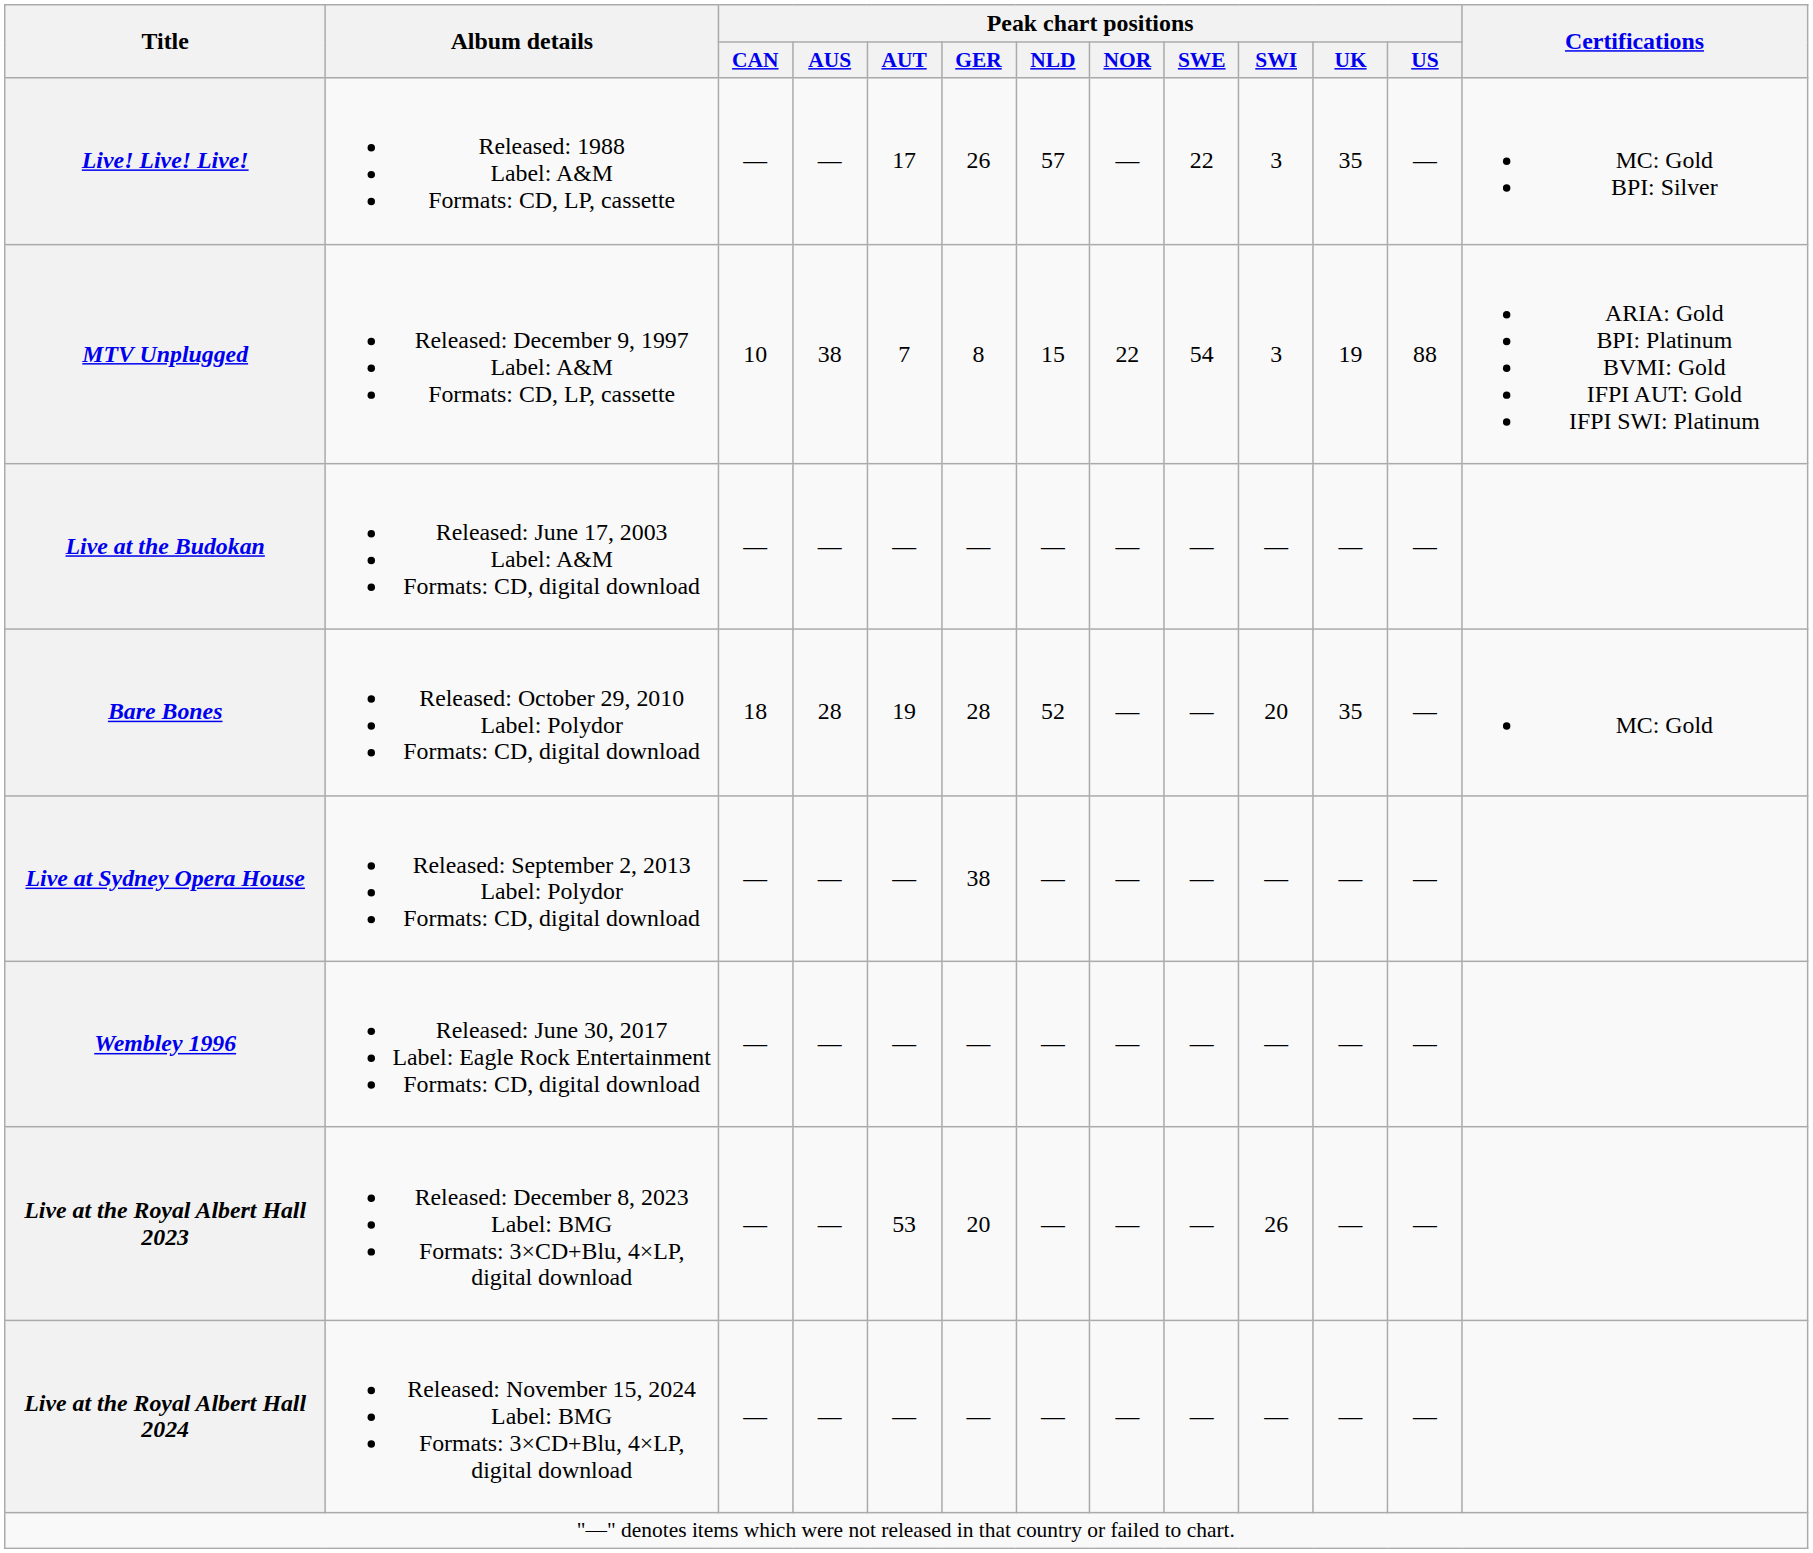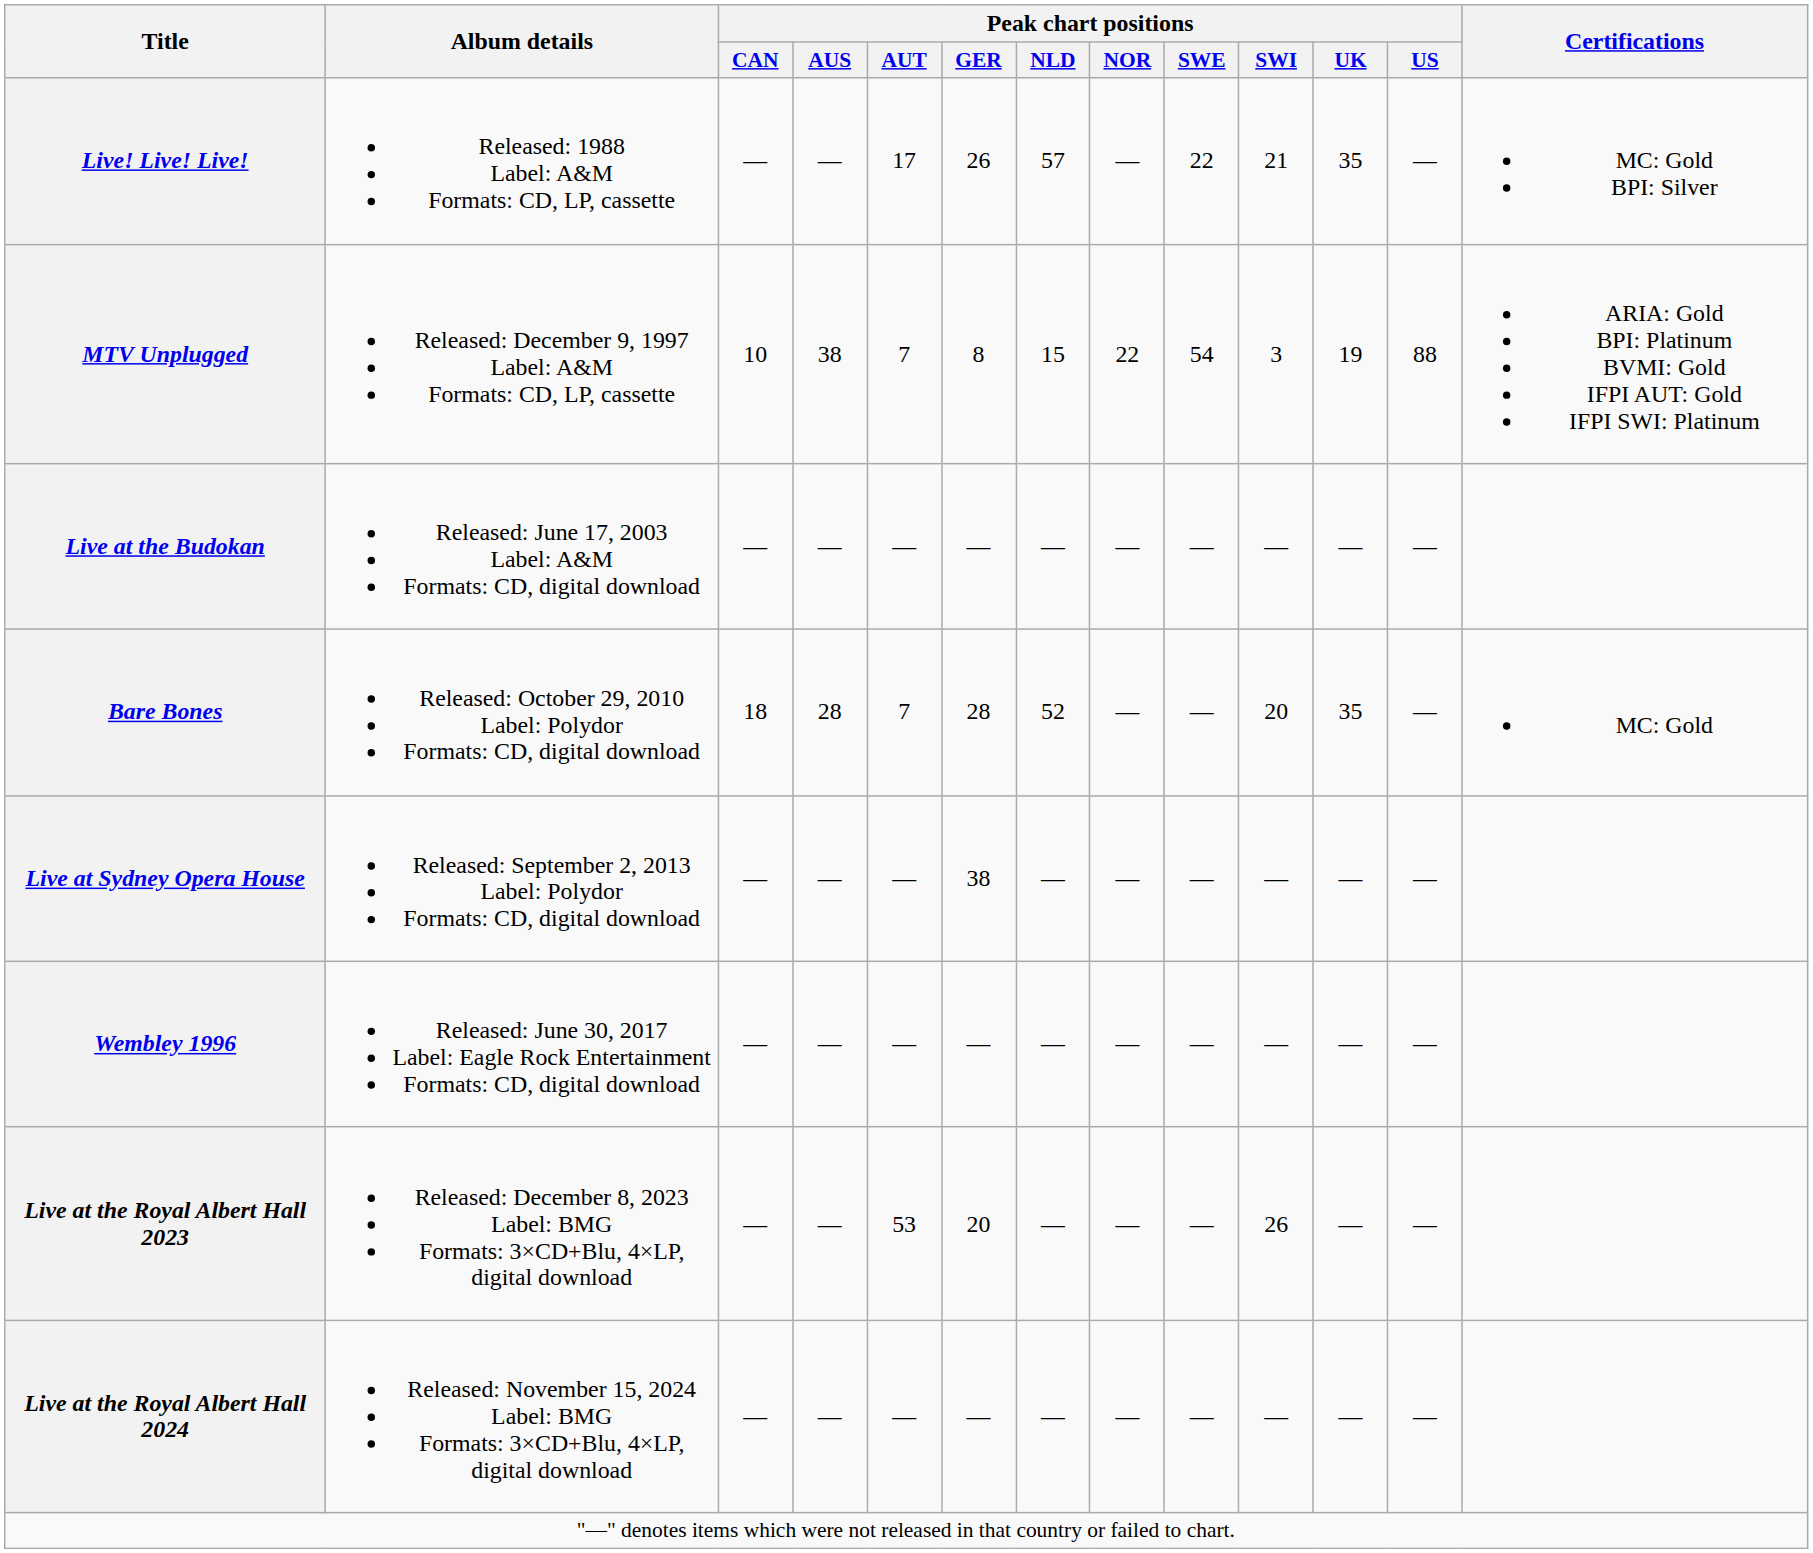(1276, 160) 3 -> (1276, 160) 21
(904, 712) 19 -> (904, 712) 7
